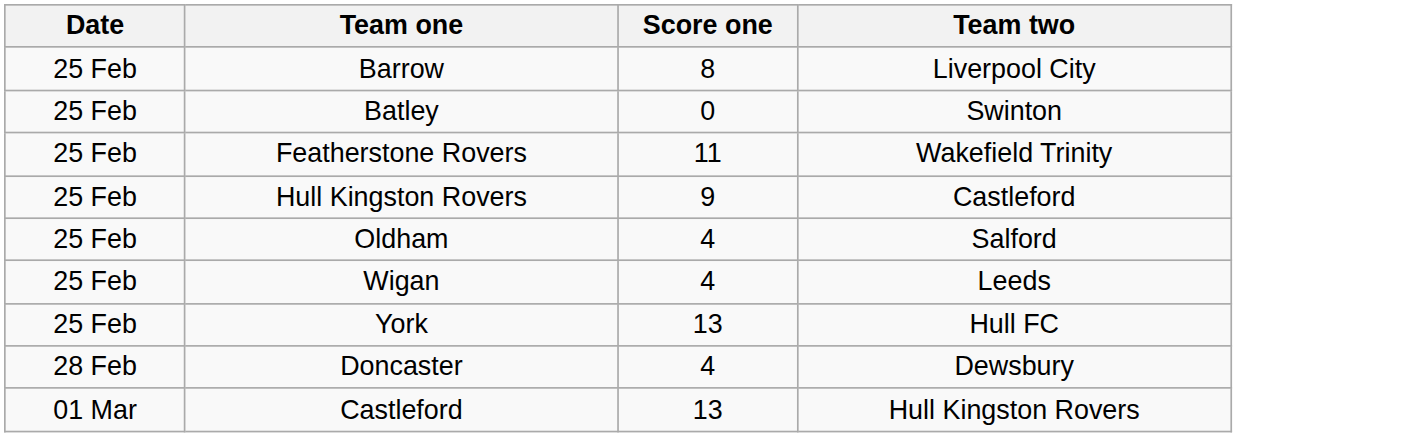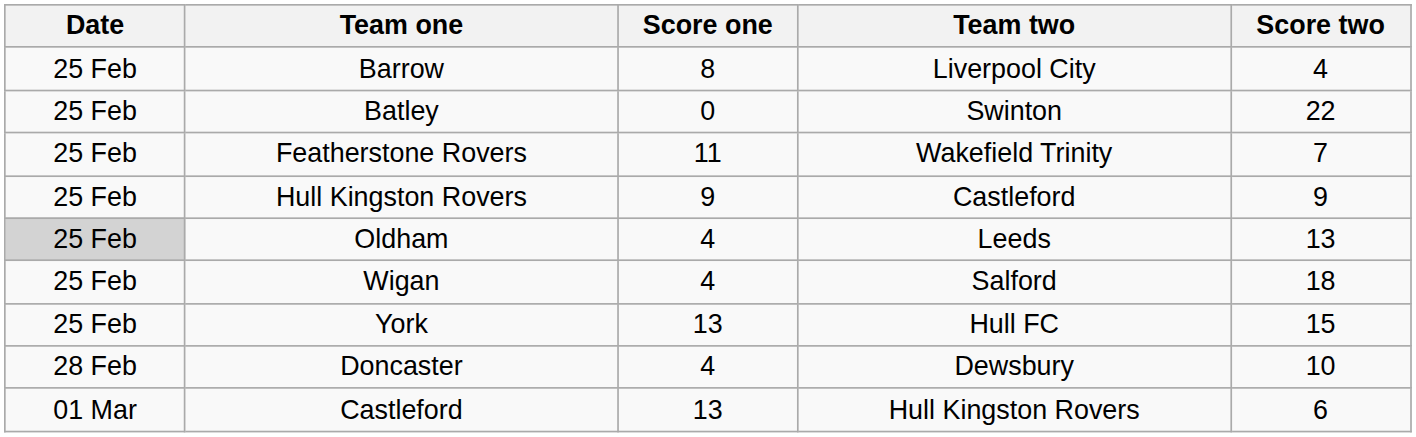+ column: (1321, 25)
(95, 238) no background -> (95, 238) lightgrey background
(1014, 238) Salford -> (1014, 238) Leeds
(1014, 281) Leeds -> (1014, 281) Salford
